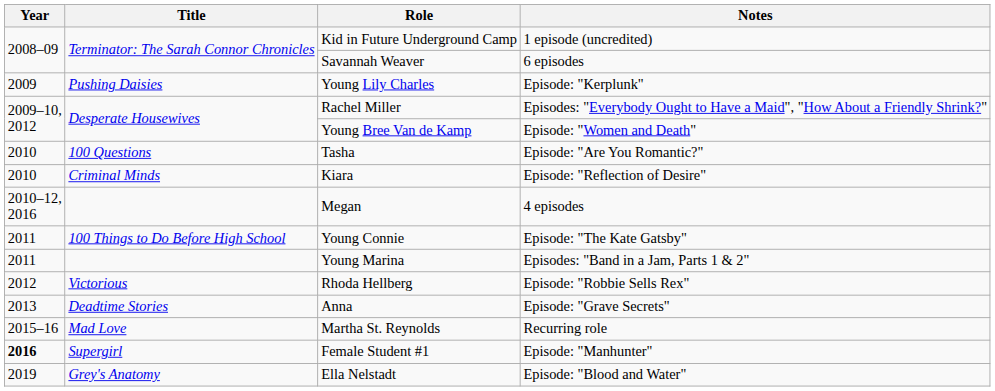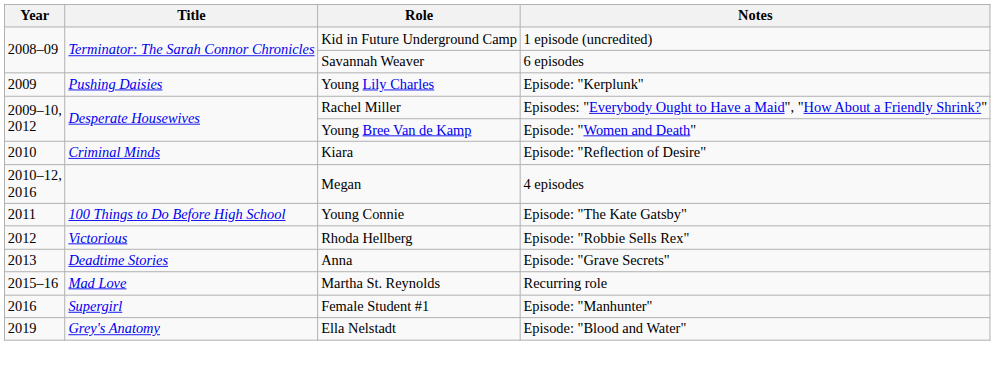- row: (338, 152)
- row: (363, 260)
(22, 351) bold -> (22, 306) normal
